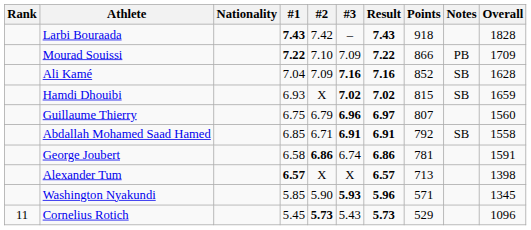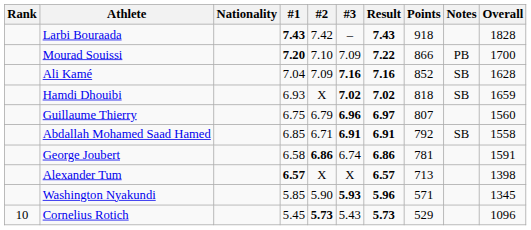(294, 54) 7.22 -> (294, 54) 7.20
(503, 54) 1709 -> (503, 54) 1700
(424, 94) 815 -> (424, 94) 818
(22, 214) 11 -> (22, 214) 10
